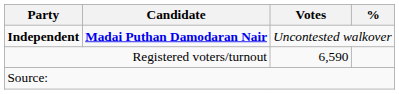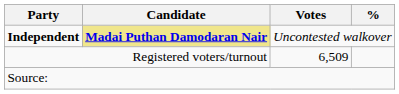(176, 36) no background -> (176, 36) khaki background
(333, 57) 6,590 -> (333, 57) 6,509
